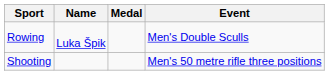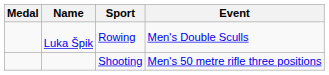columns swapped: (127, 13) <-> (29, 13)
